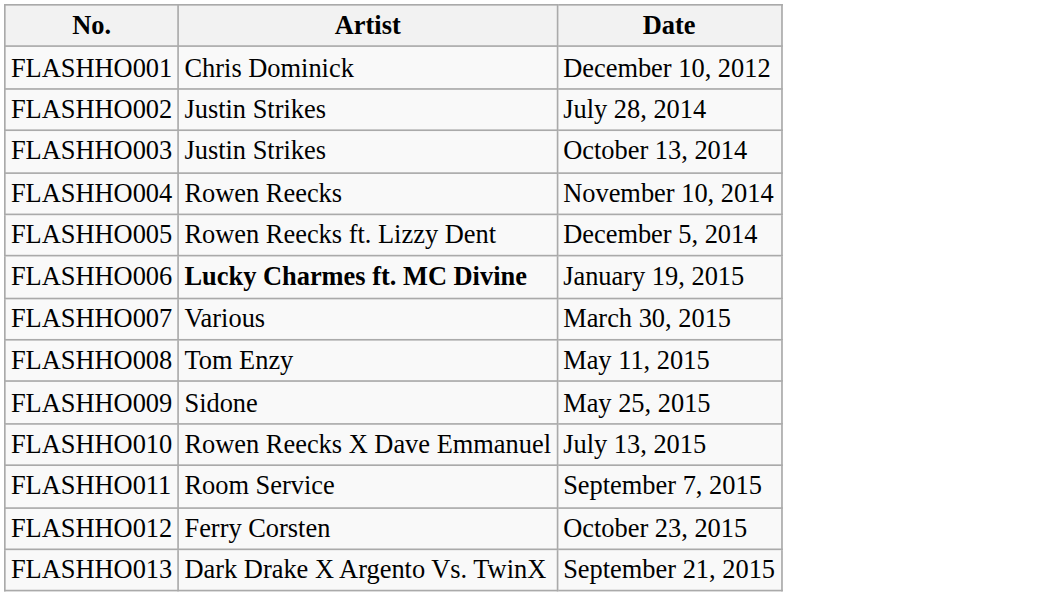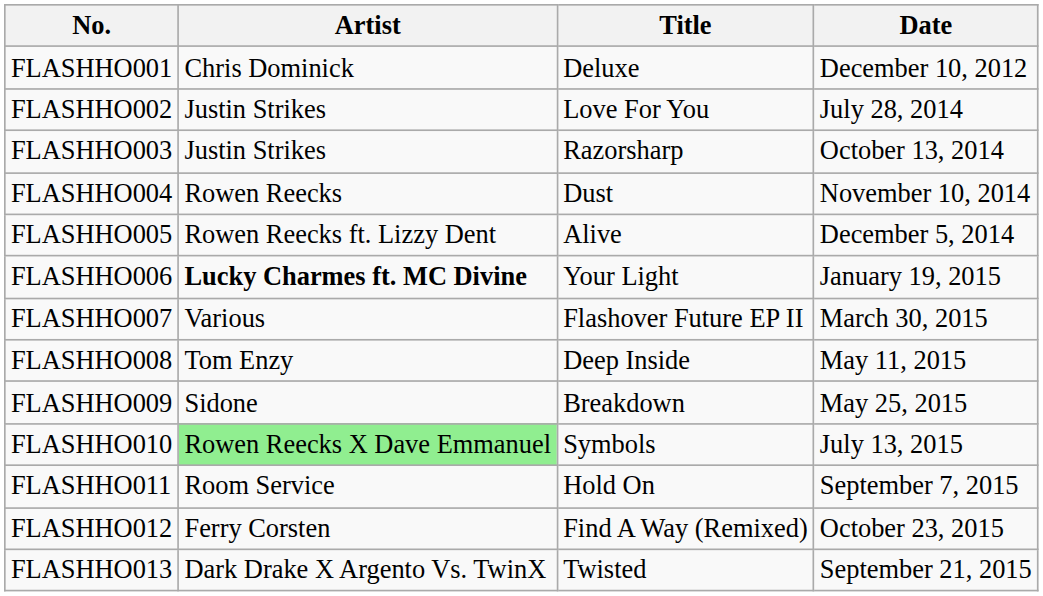+ column: (685, 25)
(368, 444) no background -> (368, 444) lightgreen background
